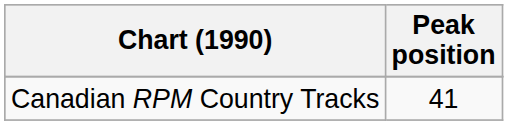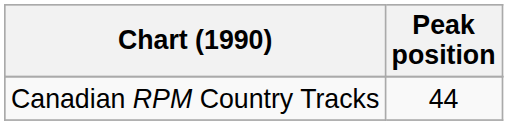(444, 98) 41 -> (444, 98) 44
